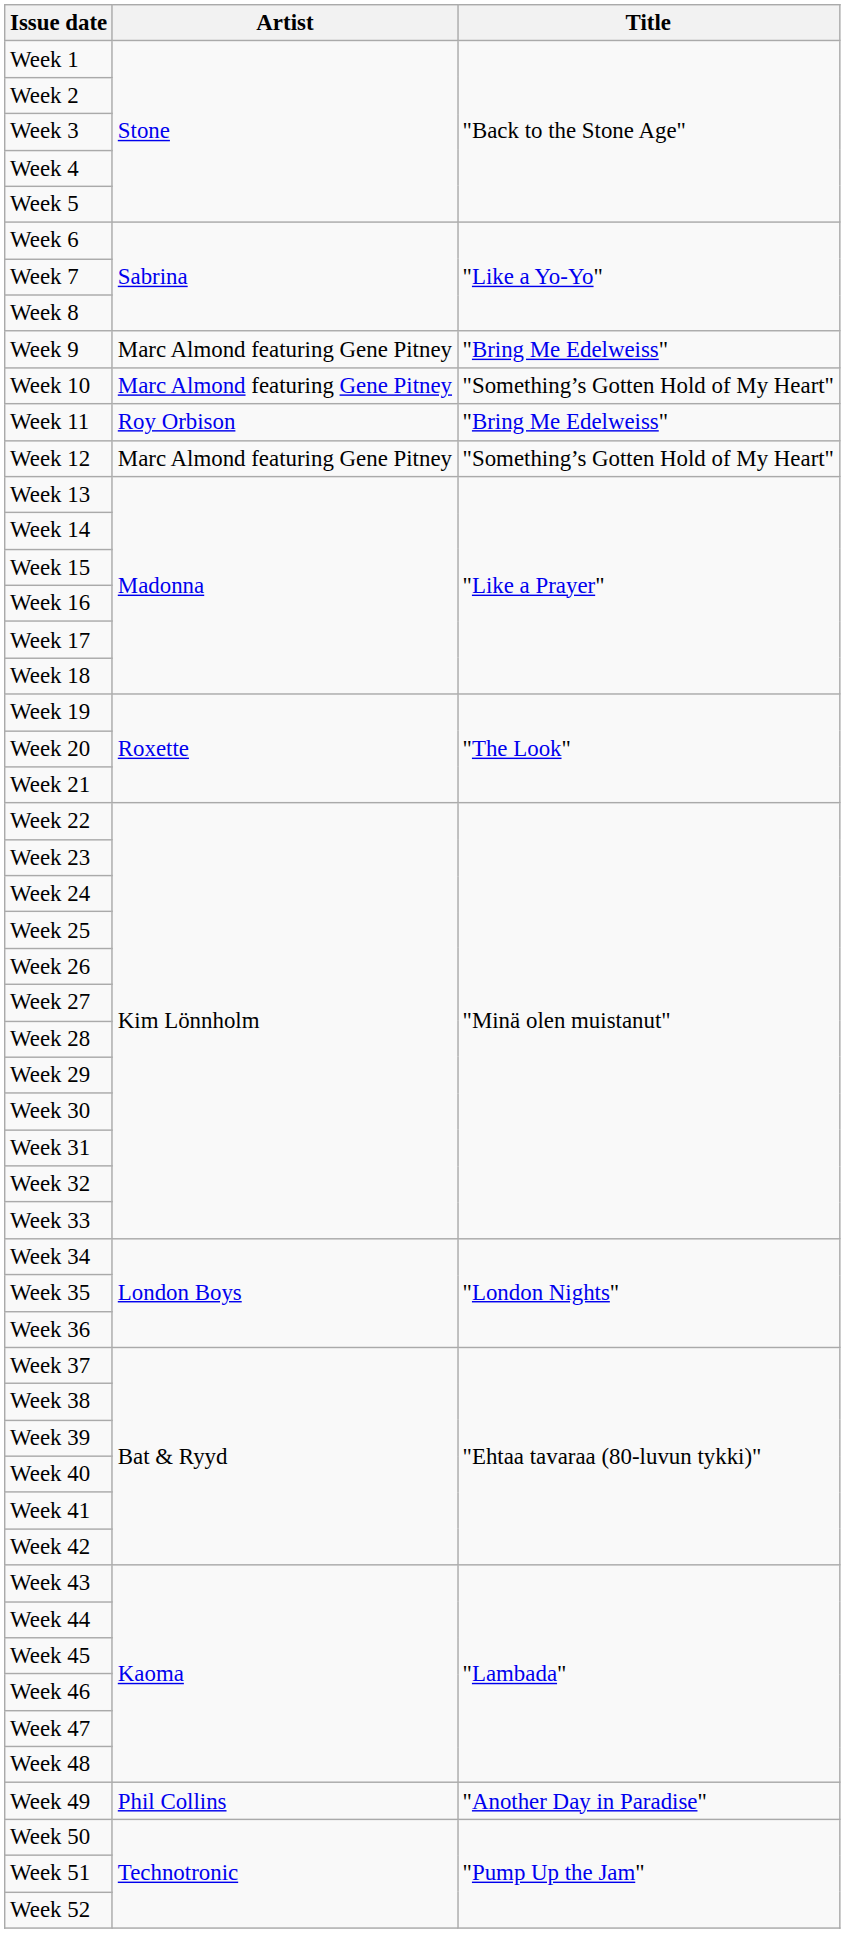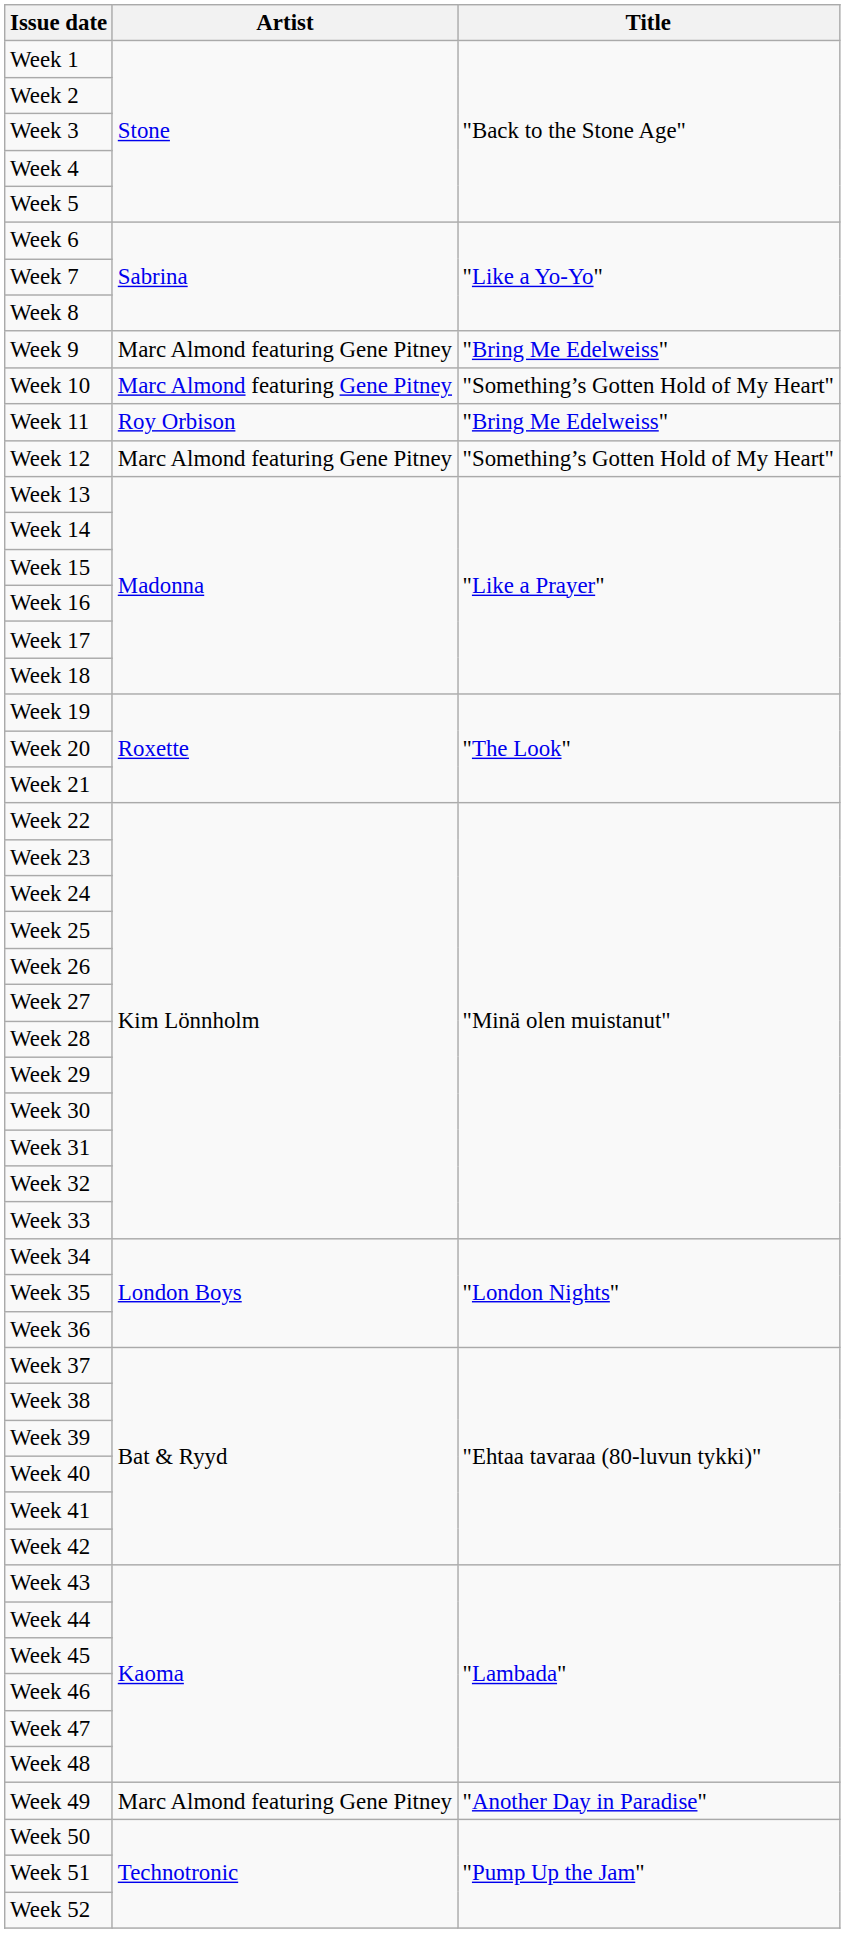(172, 1800) Phil Collins -> (285, 1800) Marc Almond featuring Gene Pitney
